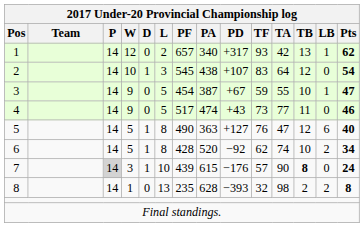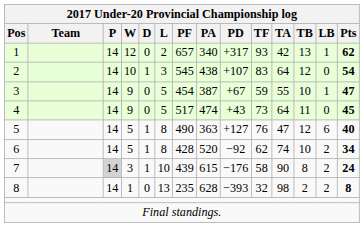(283, 110) 77 -> (283, 110) 64
(348, 110) 46 -> (348, 110) 45
(262, 168) 57 -> (262, 168) 58
(305, 168) bold -> (305, 168) normal
(327, 168) 0 -> (327, 168) 2
